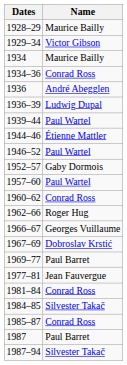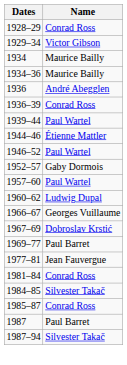(75, 27) Maurice Bailly -> (70, 27) Conrad Ross
(70, 74) Conrad Ross -> (75, 74) Maurice Bailly
(74, 105) Ludwig Dupal -> (70, 105) Conrad Ross
(70, 197) Conrad Ross -> (74, 197) Ludwig Dupal
- row: (24, 213)
